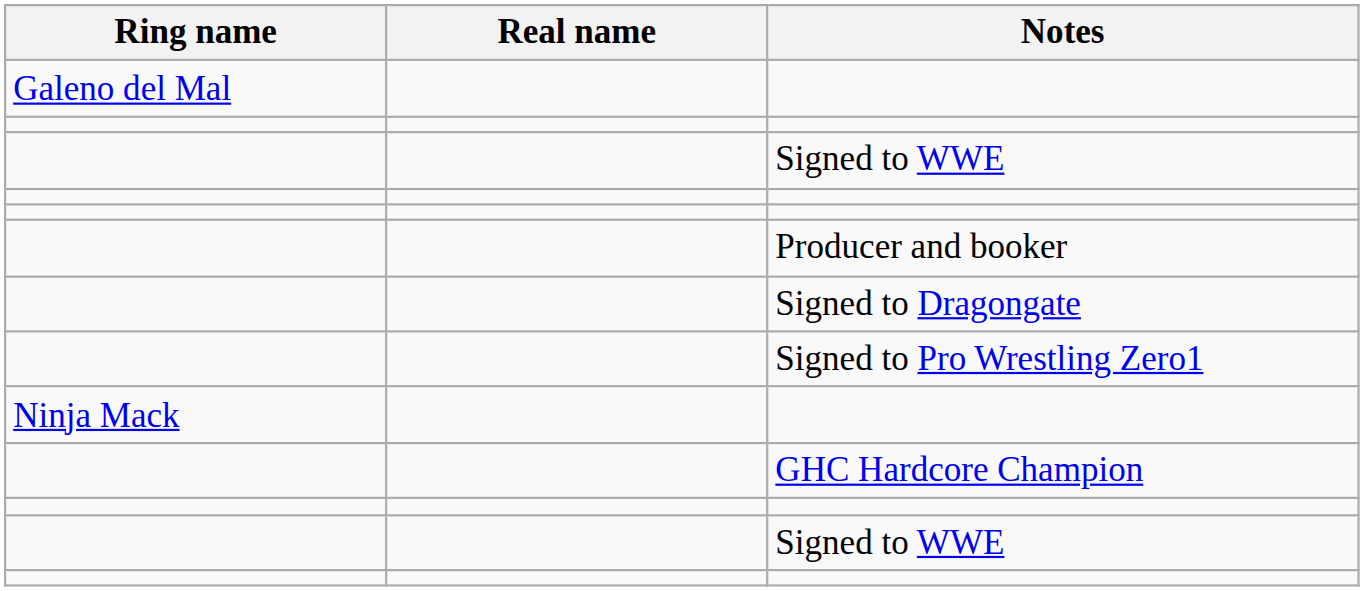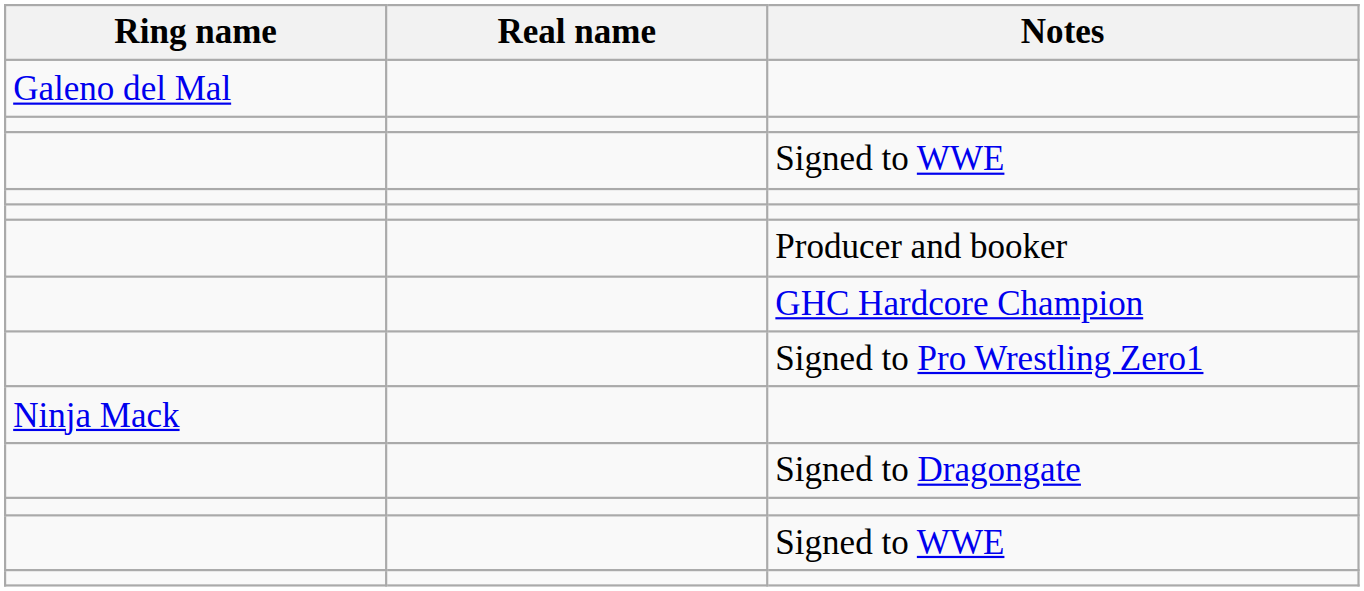rows swapped: (196, 304) <-> (196, 470)
